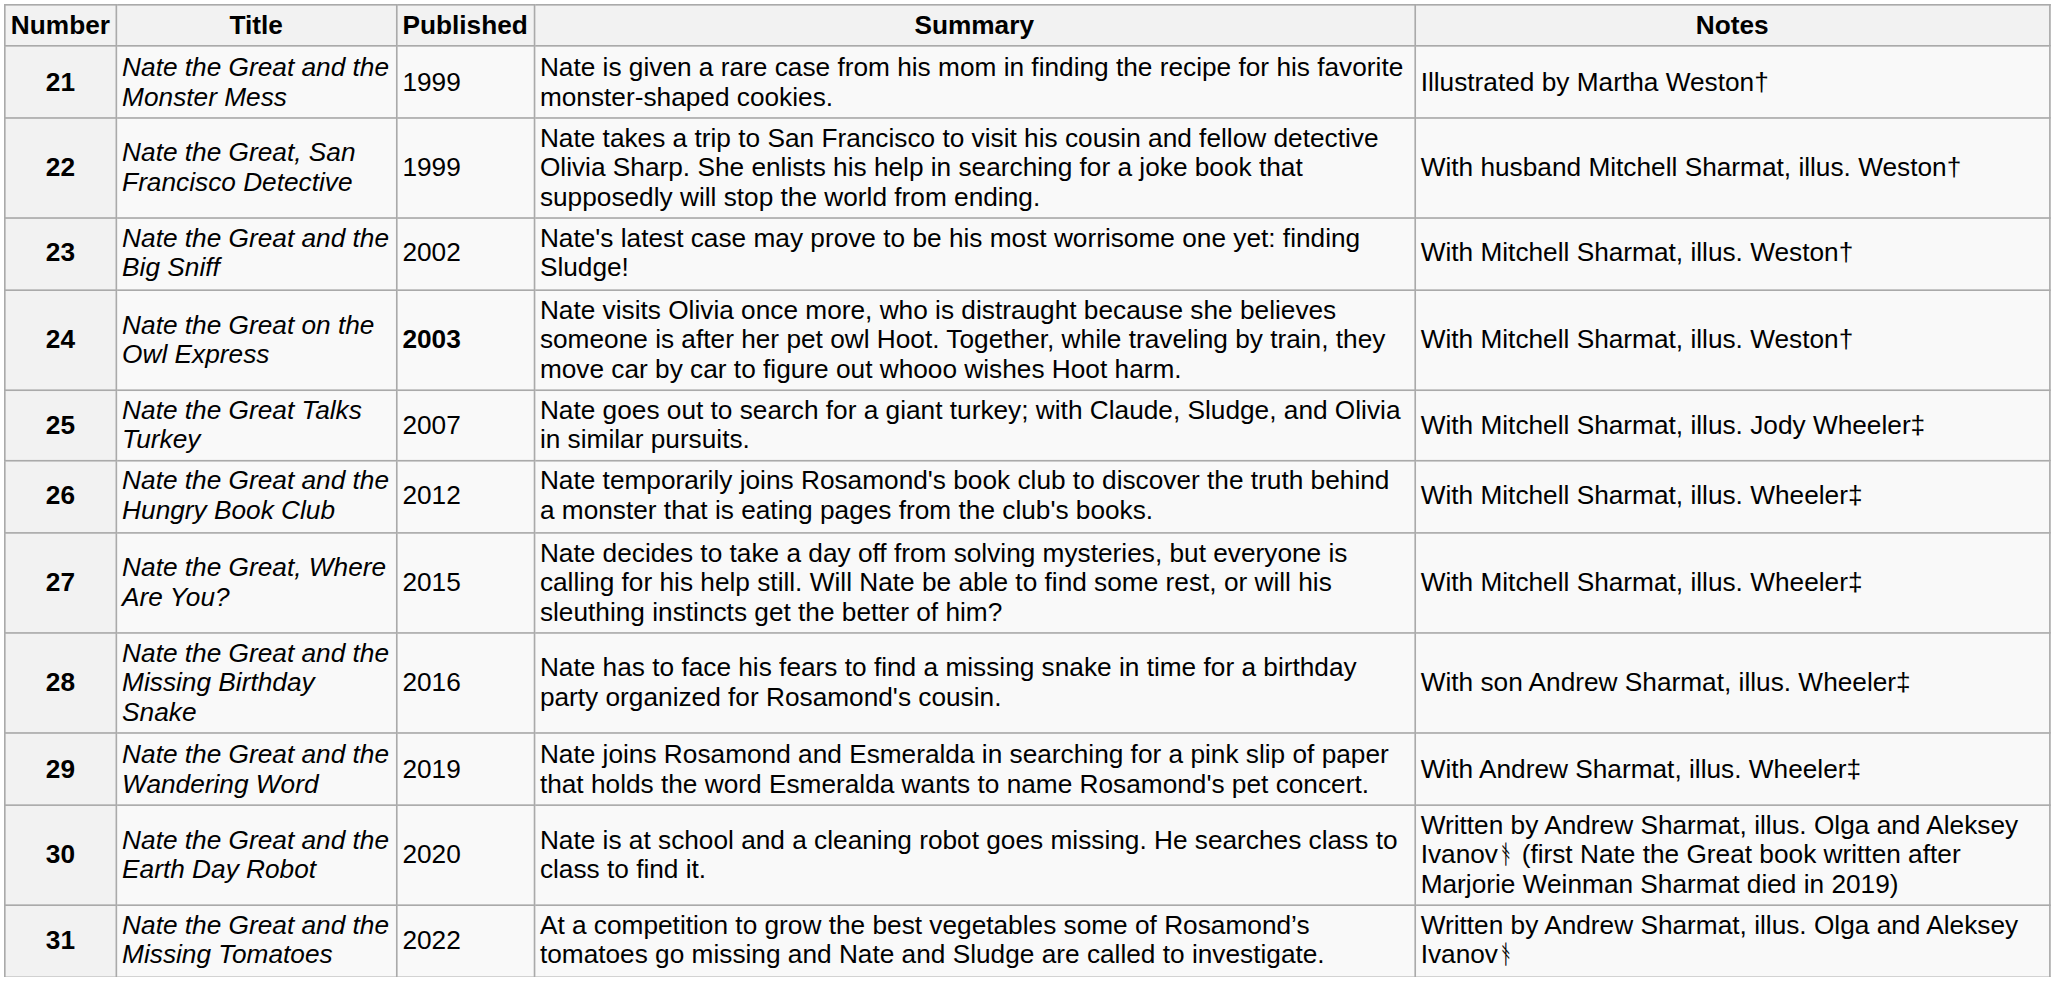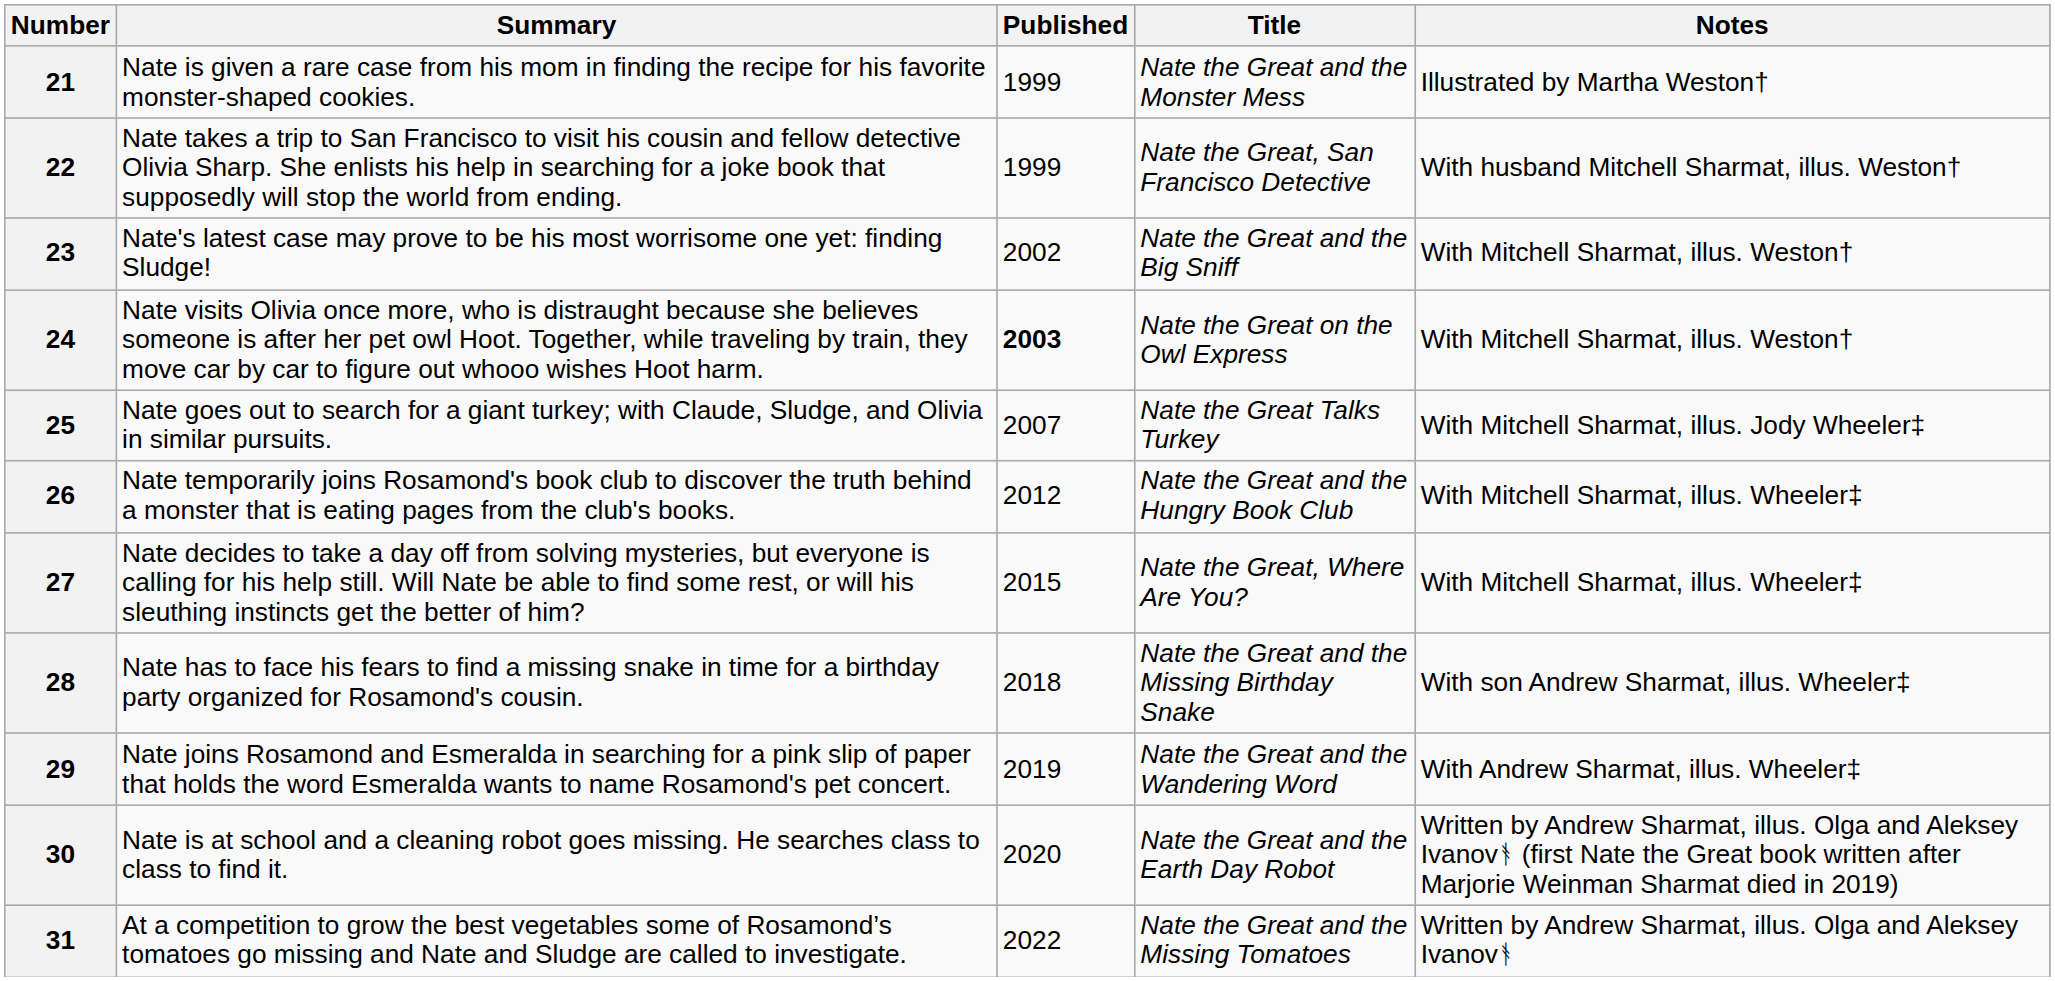columns swapped: (256, 25) <-> (974, 25)
(432, 682) 2016 -> (1032, 682) 2018
